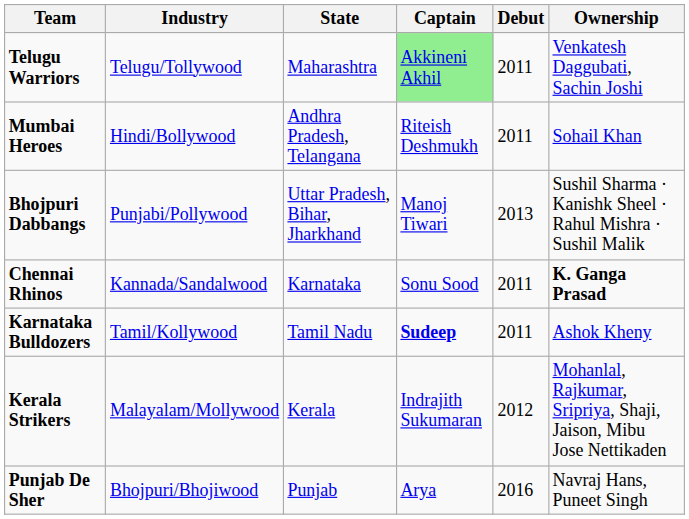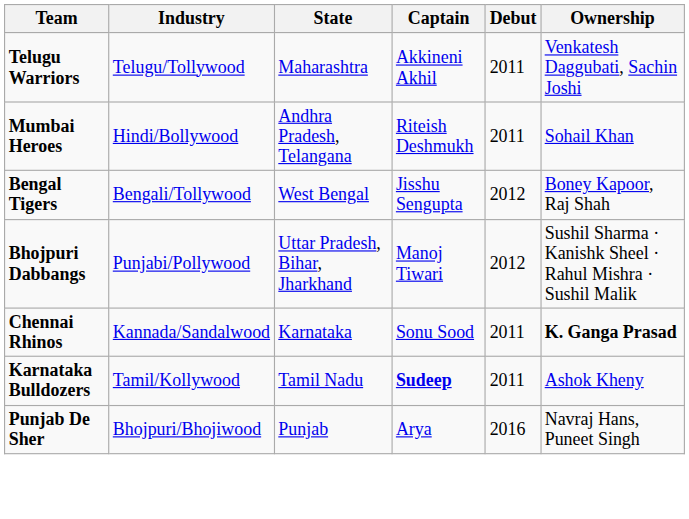(434, 67) lightgreen background -> (429, 67) no background
+ row: (35, 194)
(515, 214) 2013 -> (508, 263) 2012
- row: (40, 410)
